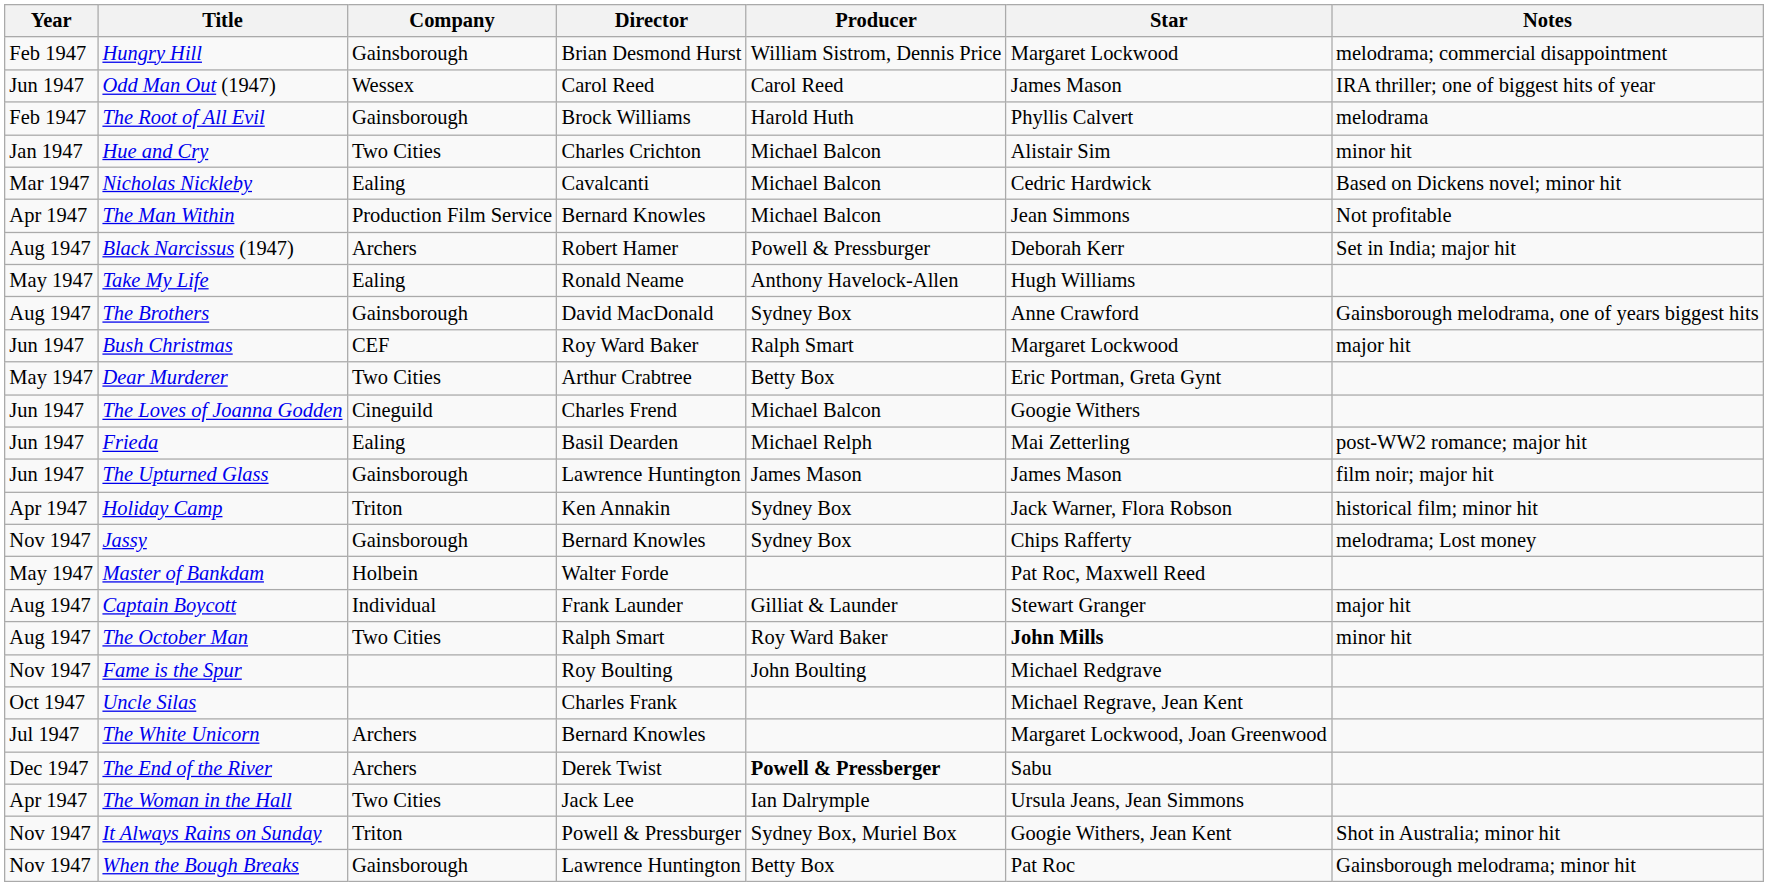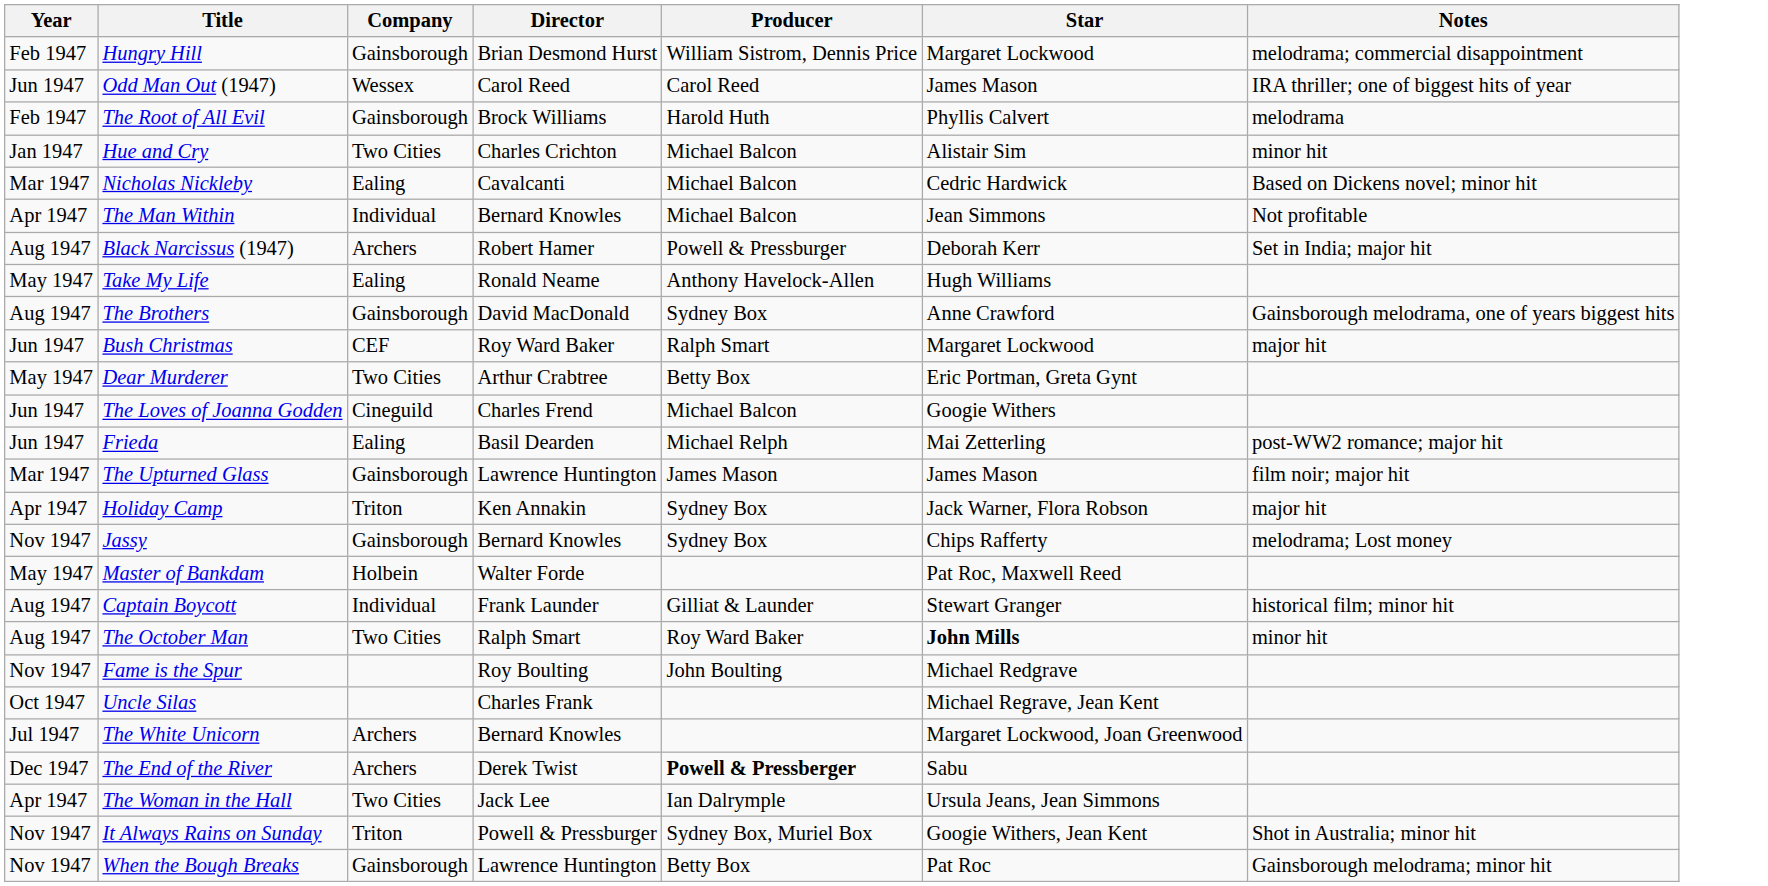(452, 215) Production Film Service -> (394, 215) Individual
(47, 475) Jun 1947 -> (49, 475) Mar 1947
(1437, 507) historical film; minor hit -> (1289, 507) major hit
(1373, 605) major hit -> (1353, 605) historical film; minor hit
